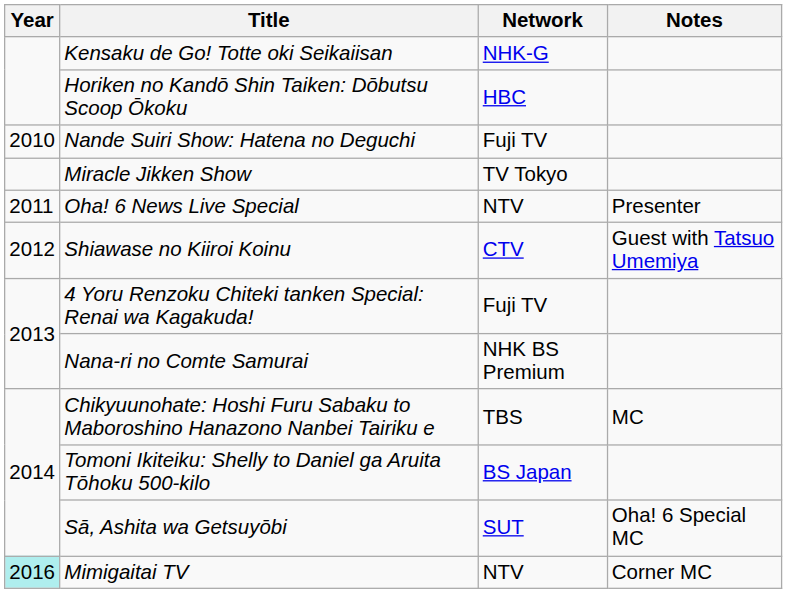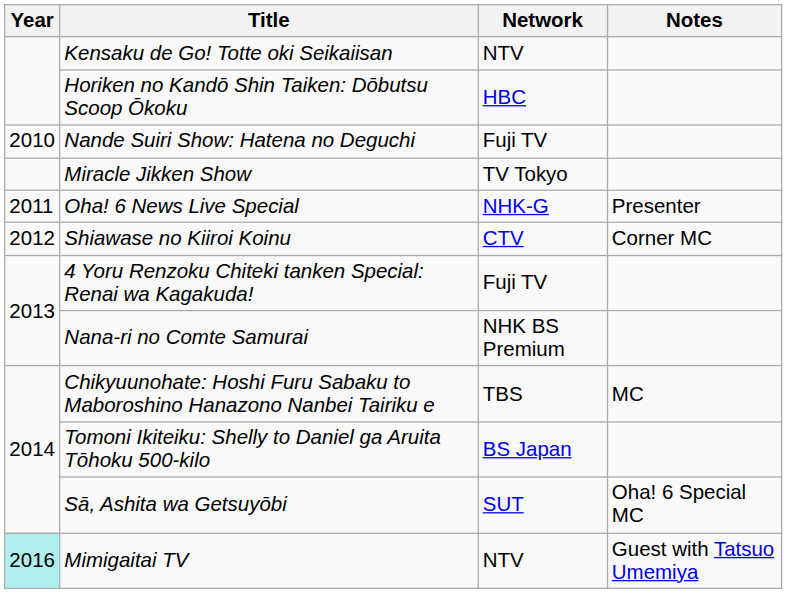(516, 53) NHK-G -> (503, 53) NTV
(503, 206) NTV -> (516, 206) NHK-G
(693, 250) Guest with Tatsuo Umemiya -> (662, 238) Corner MC
(662, 571) Corner MC -> (693, 560) Guest with Tatsuo Umemiya
